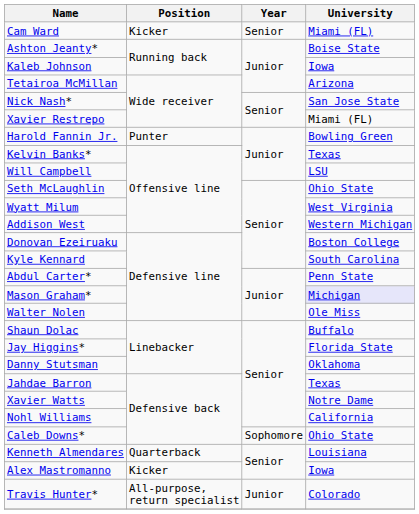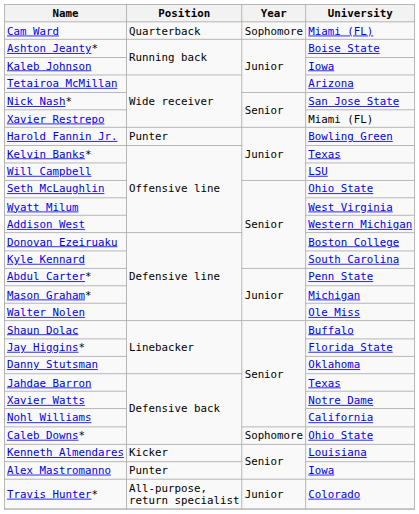(149, 31) Kicker -> (165, 31) Quarterback
(264, 31) Senior -> (274, 31) Sophomore
(334, 295) lavender background -> (334, 295) no background
(165, 453) Quarterback -> (149, 453) Kicker
(149, 470) Kicker -> (149, 470) Punter
